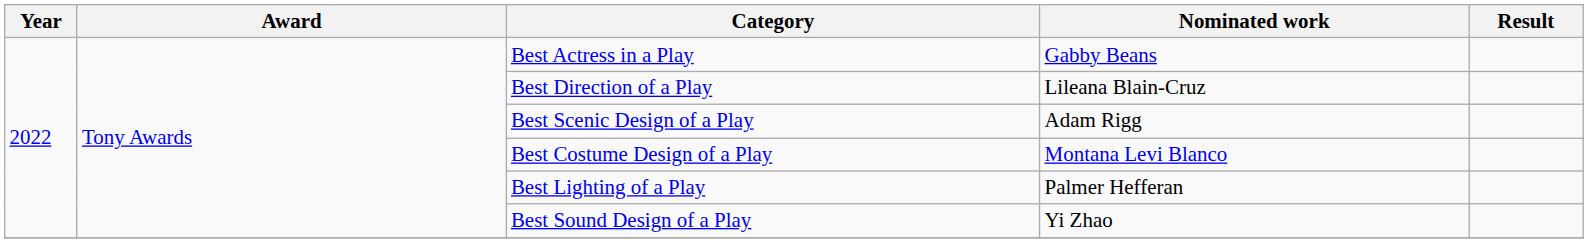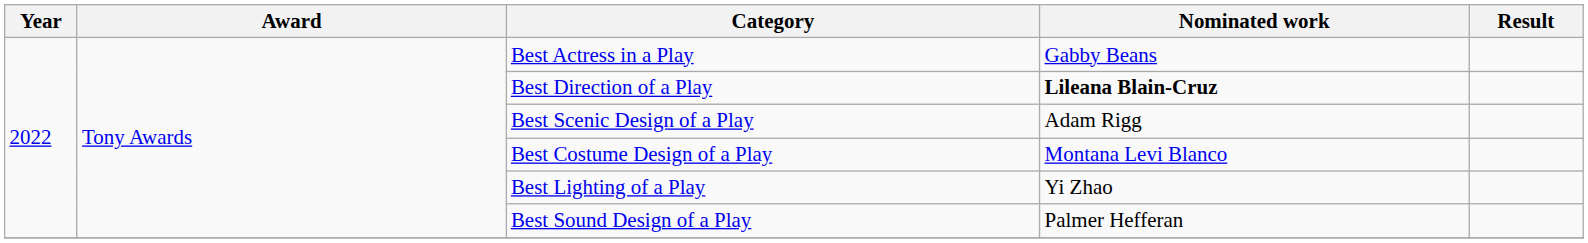(1125, 87) normal -> (1131, 87) bold
(1114, 187) Palmer Hefferan -> (1079, 187) Yi Zhao
(1079, 220) Yi Zhao -> (1114, 220) Palmer Hefferan
